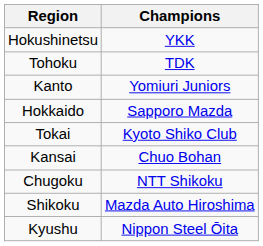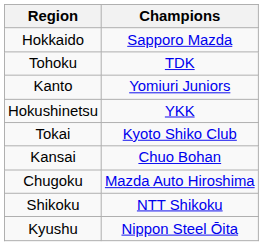rows swapped: (53, 110) <-> (53, 39)
(180, 181) NTT Shikoku -> (180, 181) Mazda Auto Hiroshima
(180, 205) Mazda Auto Hiroshima -> (180, 205) NTT Shikoku
